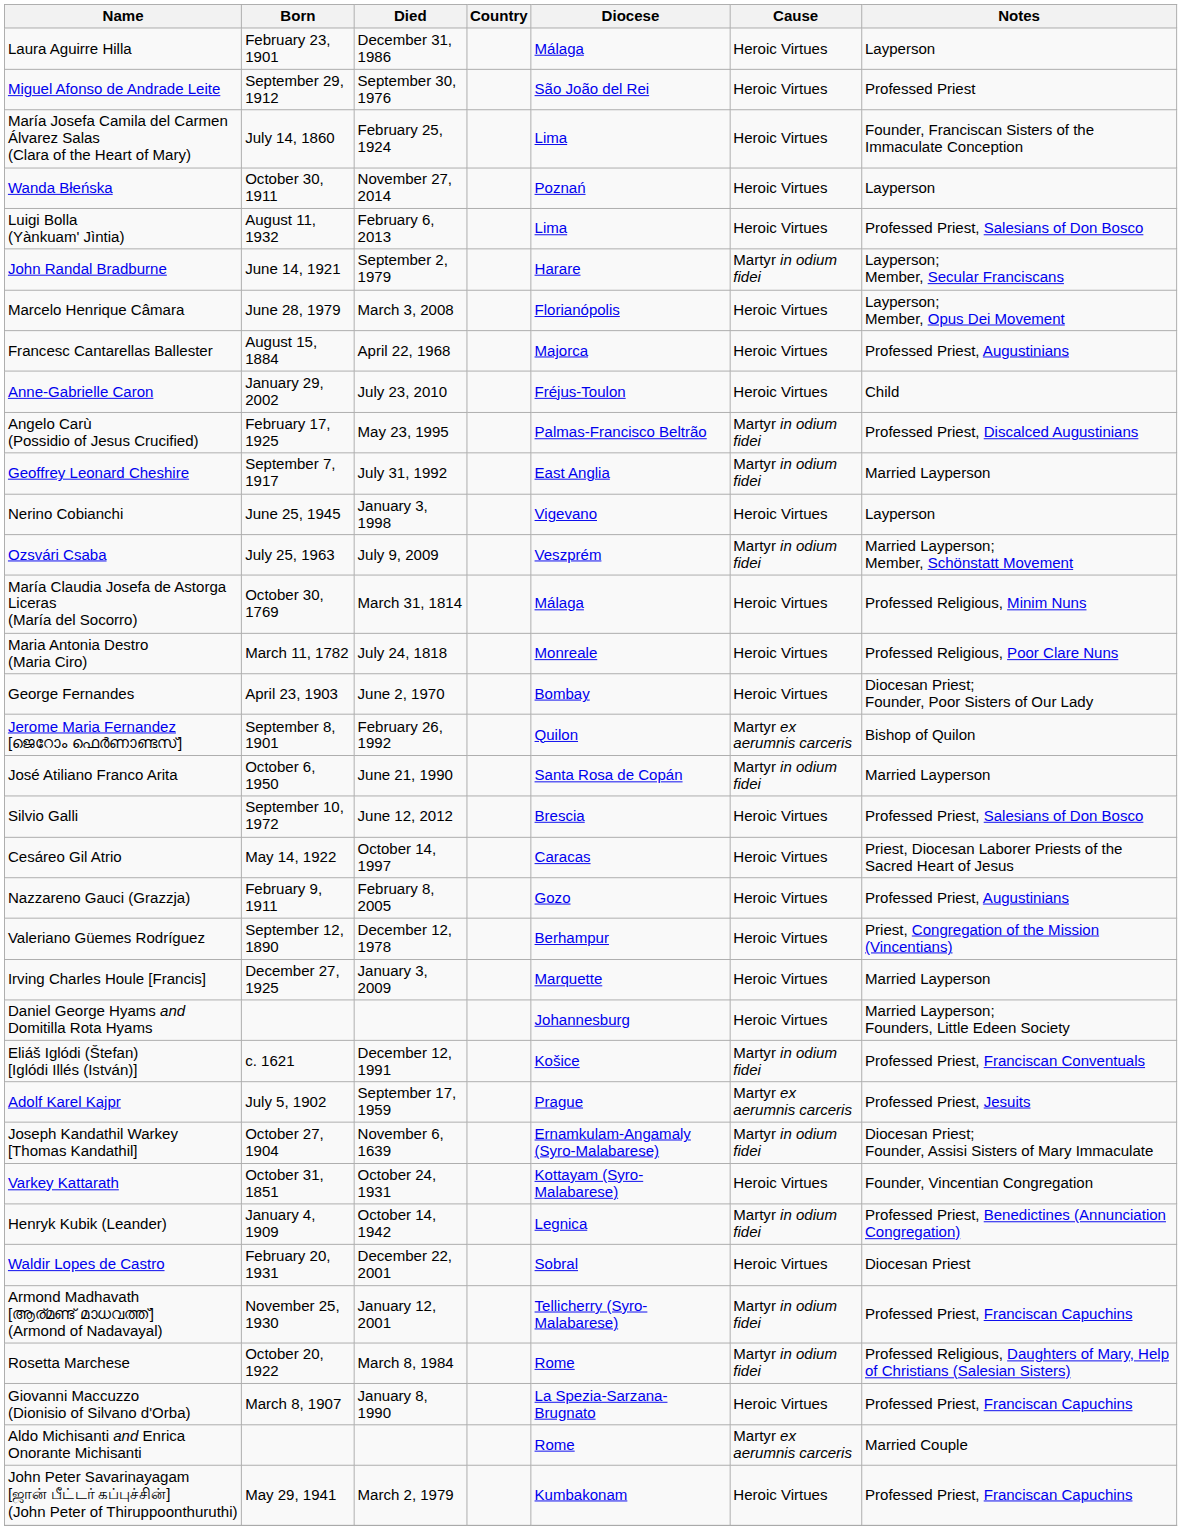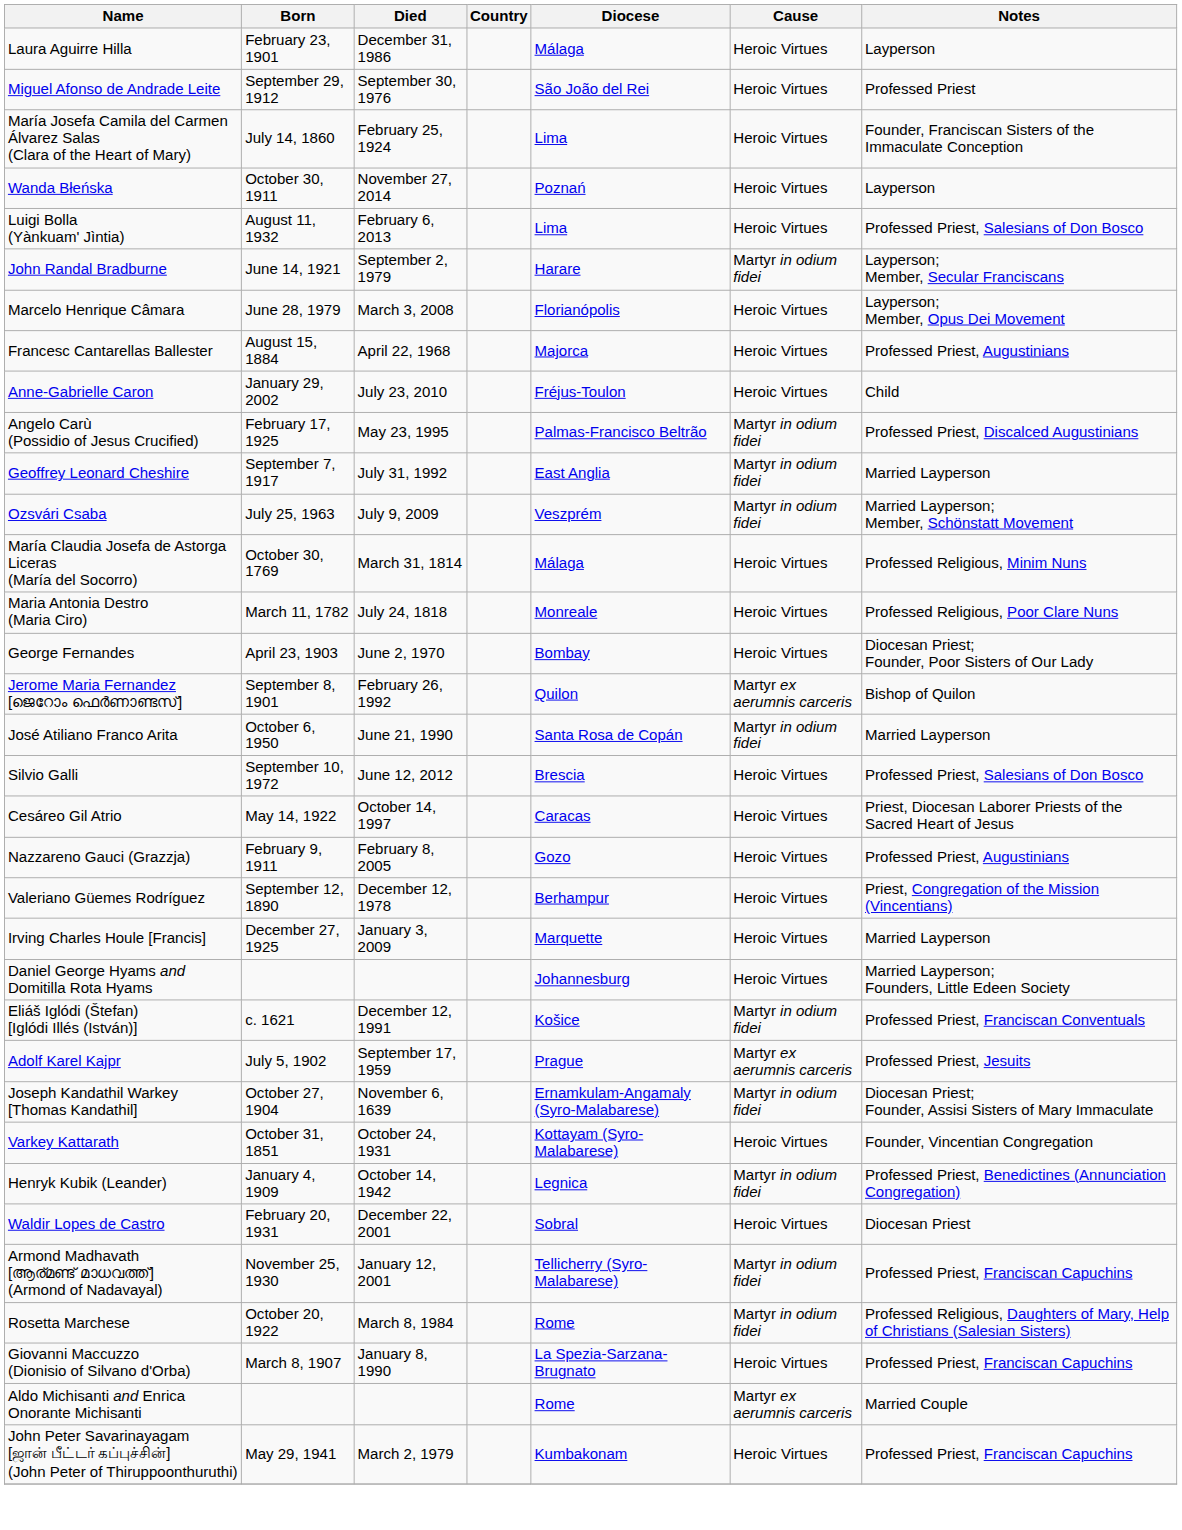- row: (66, 514)
